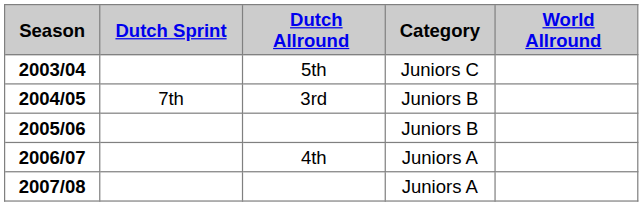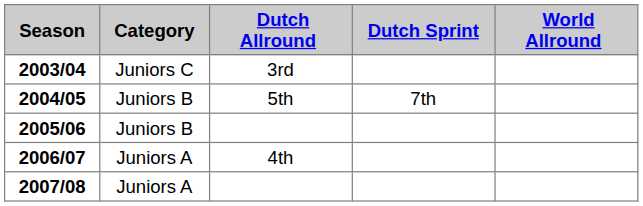columns swapped: (440, 30) <-> (171, 30)
(314, 69) 5th -> (280, 69) 3rd
(314, 99) 3rd -> (280, 99) 5th
